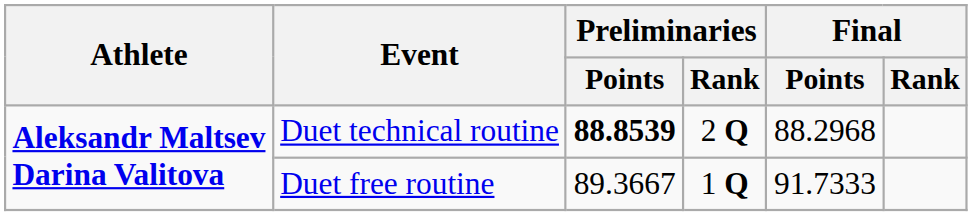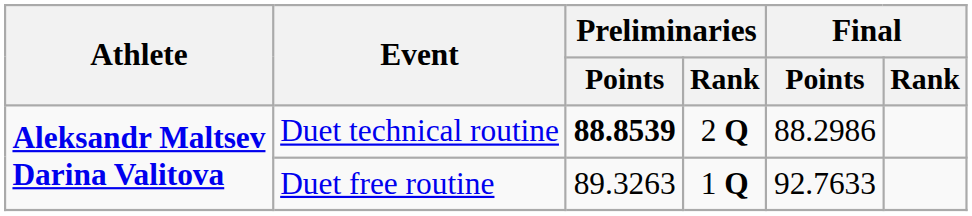(825, 131) 88.2968 -> (825, 131) 88.2986
(625, 183) 89.3667 -> (625, 183) 89.3263
(825, 183) 91.7333 -> (825, 183) 92.7633
